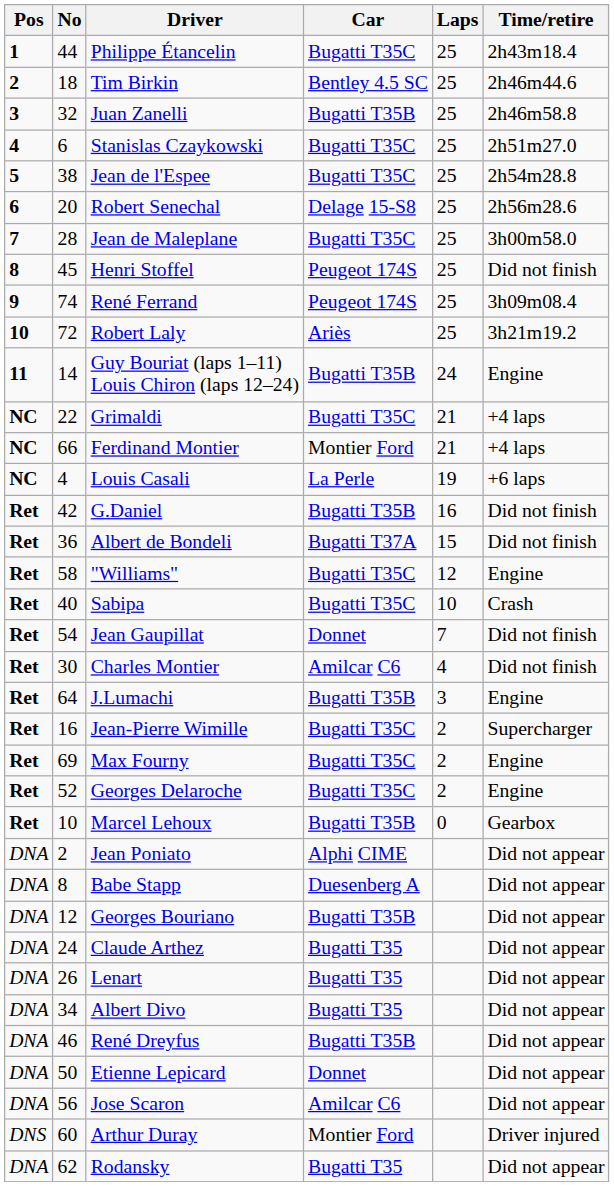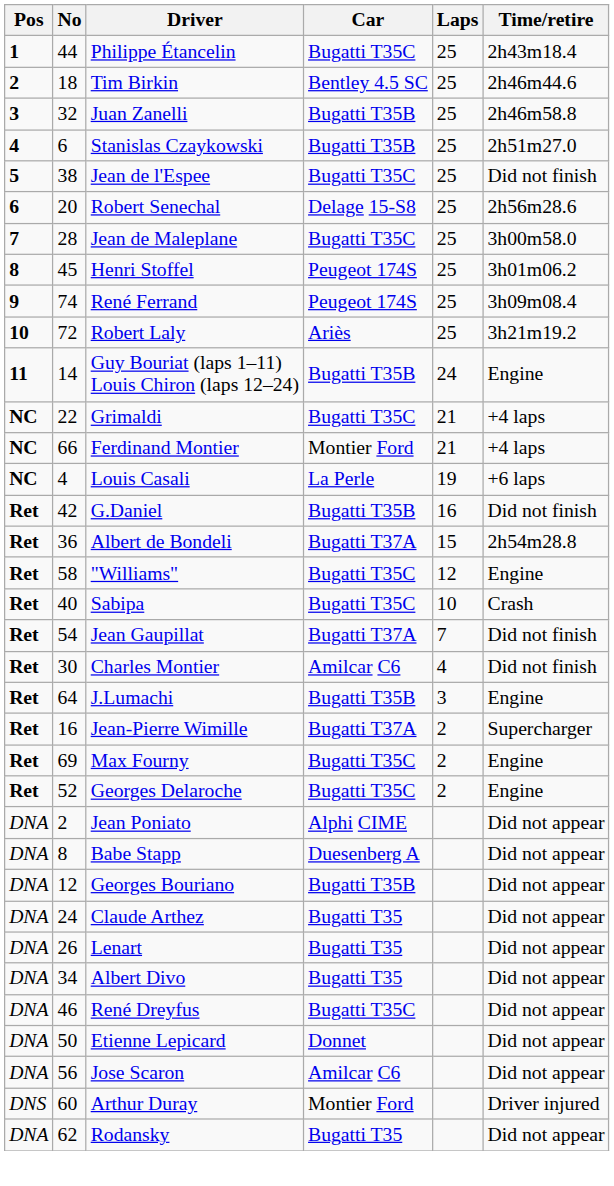(362, 144) Bugatti T35C -> (362, 144) Bugatti T35B
(532, 176) 2h54m28.8 -> (542, 176) Did not finish
(542, 269) Did not finish -> (532, 269) 3h01m06.2
(542, 541) Did not finish -> (532, 541) 2h54m28.8
(337, 635) Donnet -> (362, 635) Bugatti T37A
(362, 728) Bugatti T35C -> (362, 728) Bugatti T37A
- row: (151, 822)
(362, 1041) Bugatti T35B -> (362, 1009) Bugatti T35C
